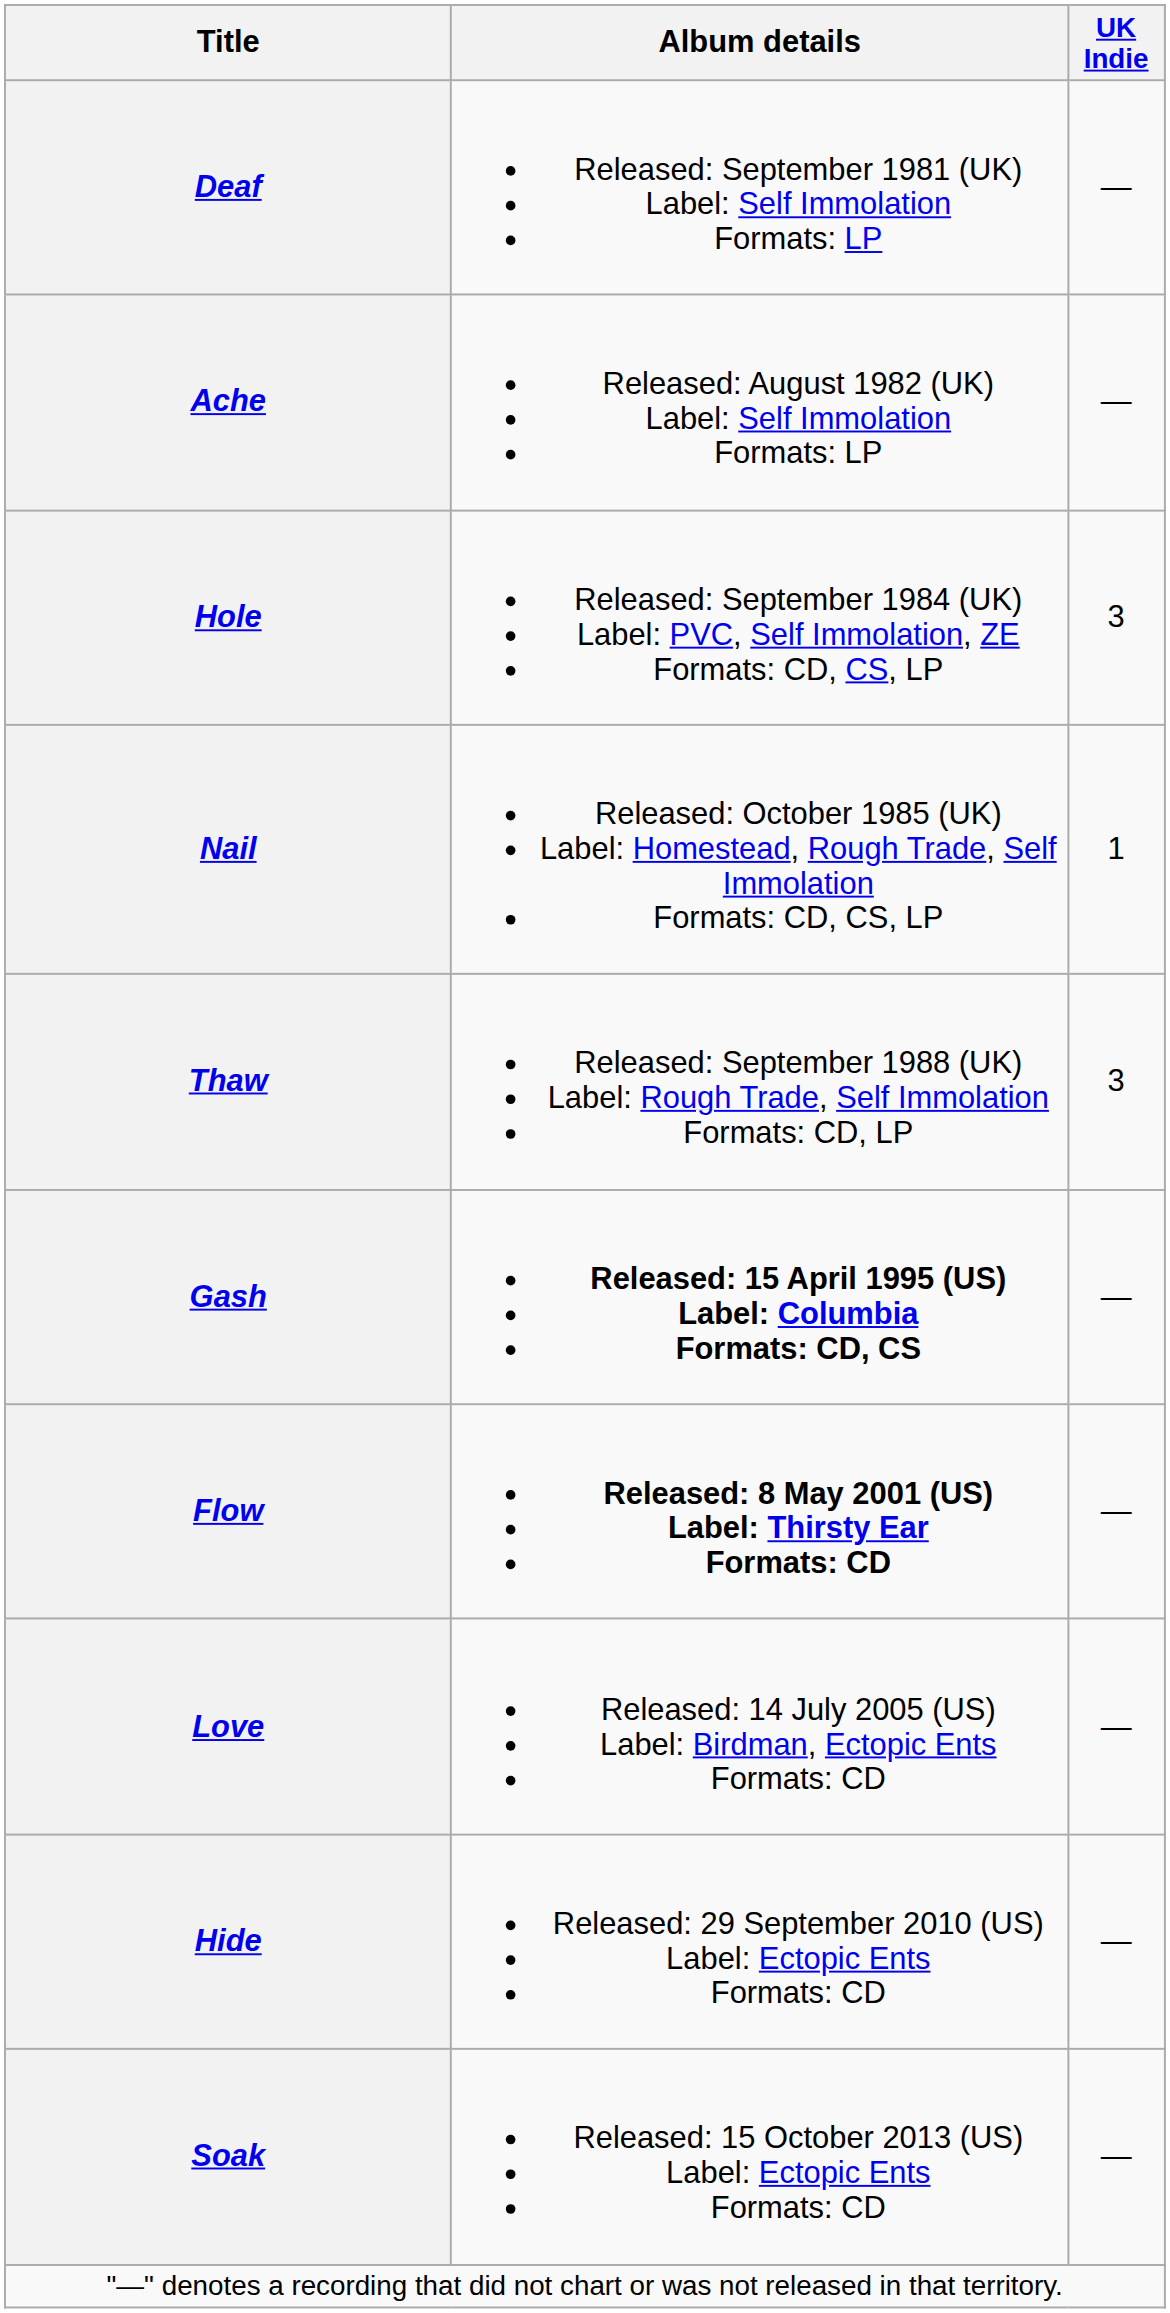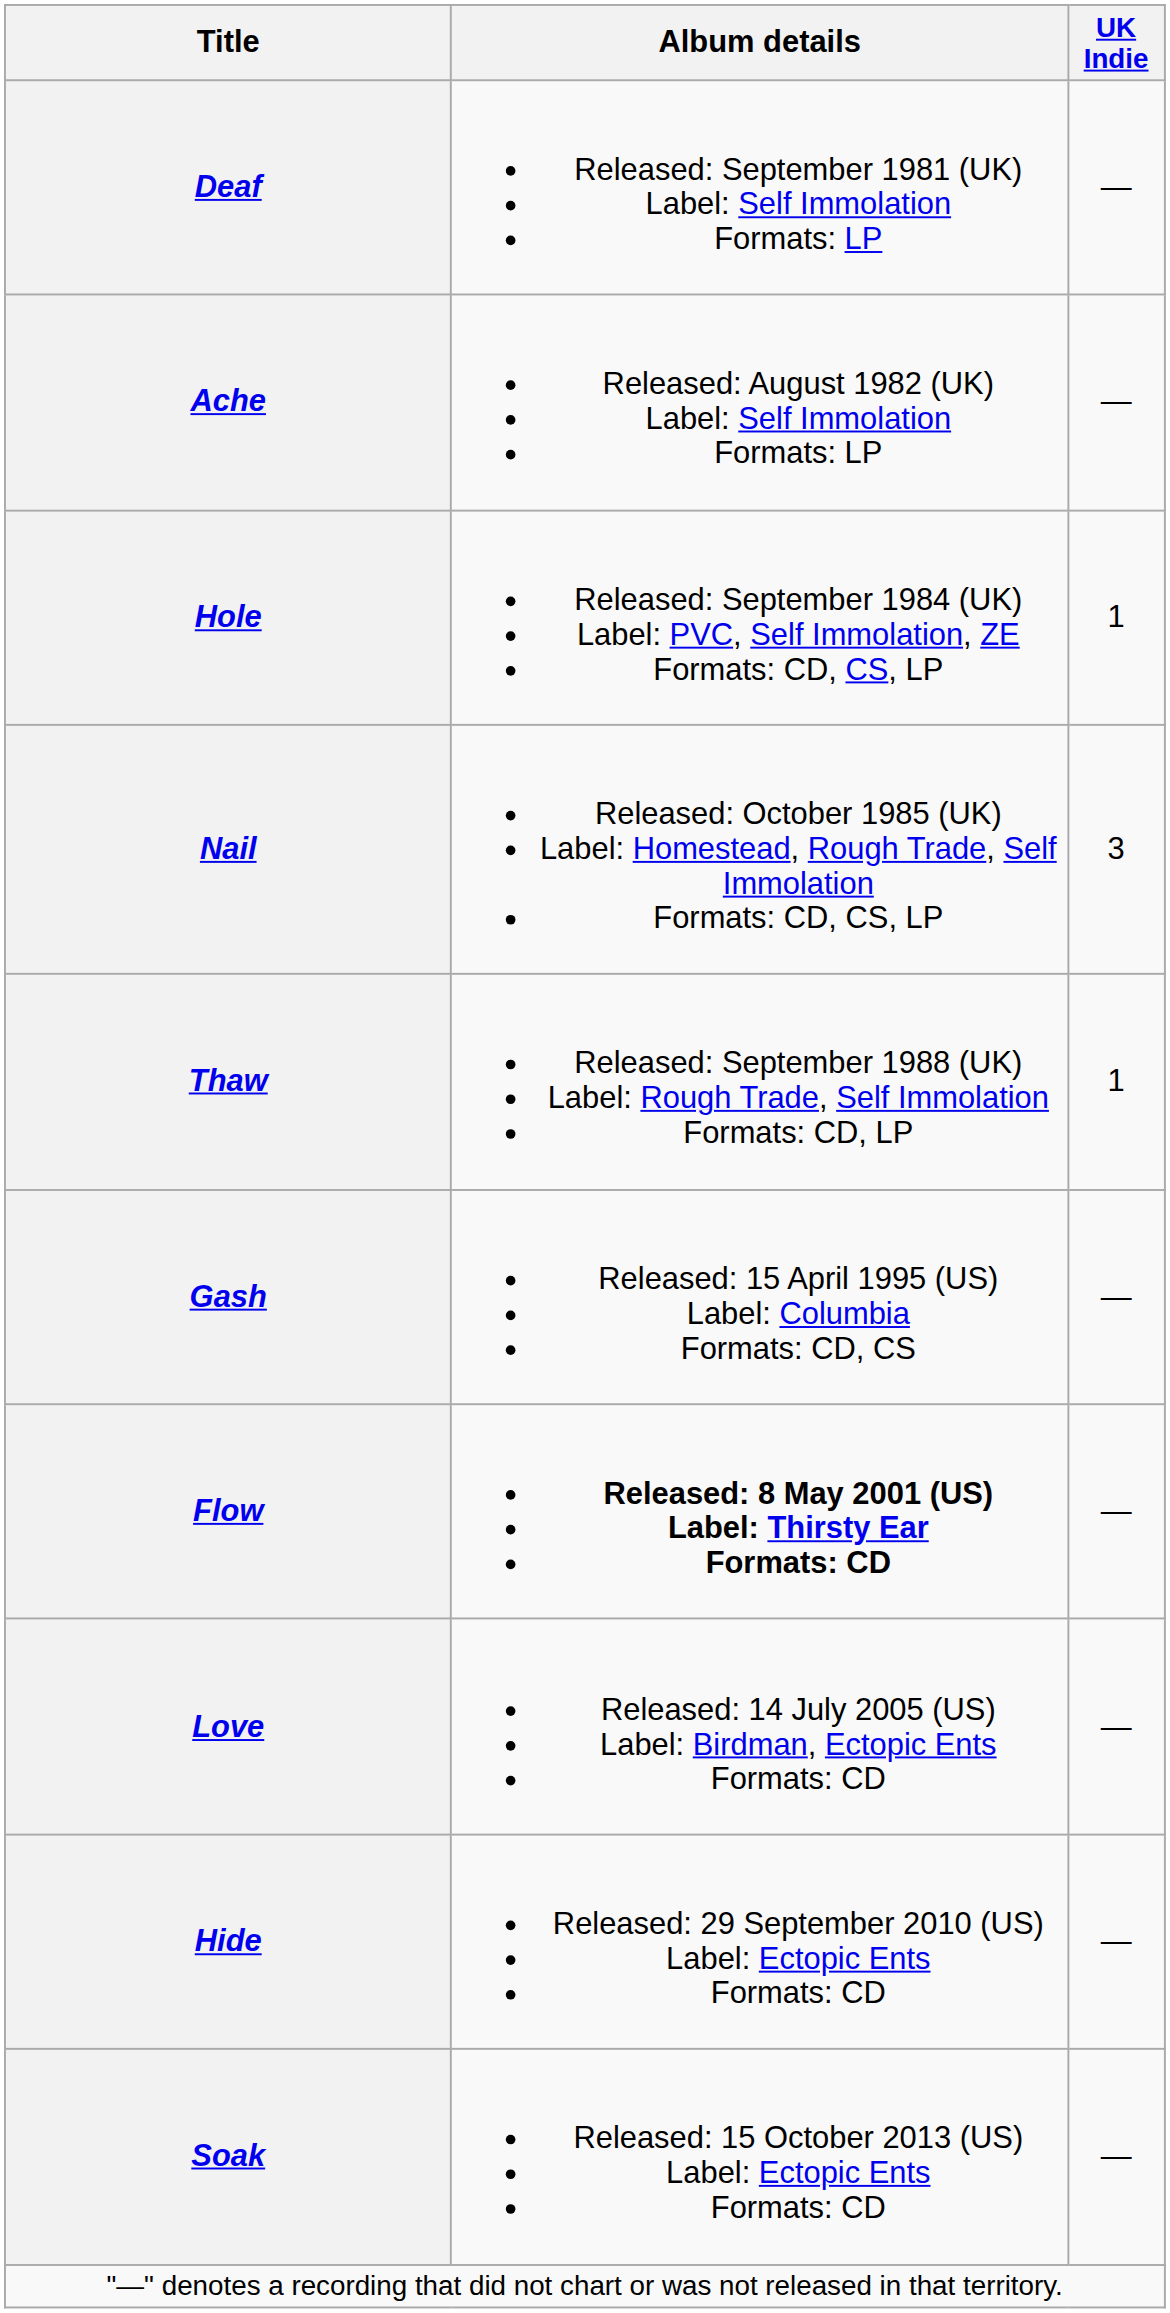(1116, 616) 3 -> (1116, 616) 1
(1116, 848) 1 -> (1116, 848) 3
(1116, 1081) 3 -> (1116, 1081) 1
(760, 1314) bold -> (760, 1314) normal
